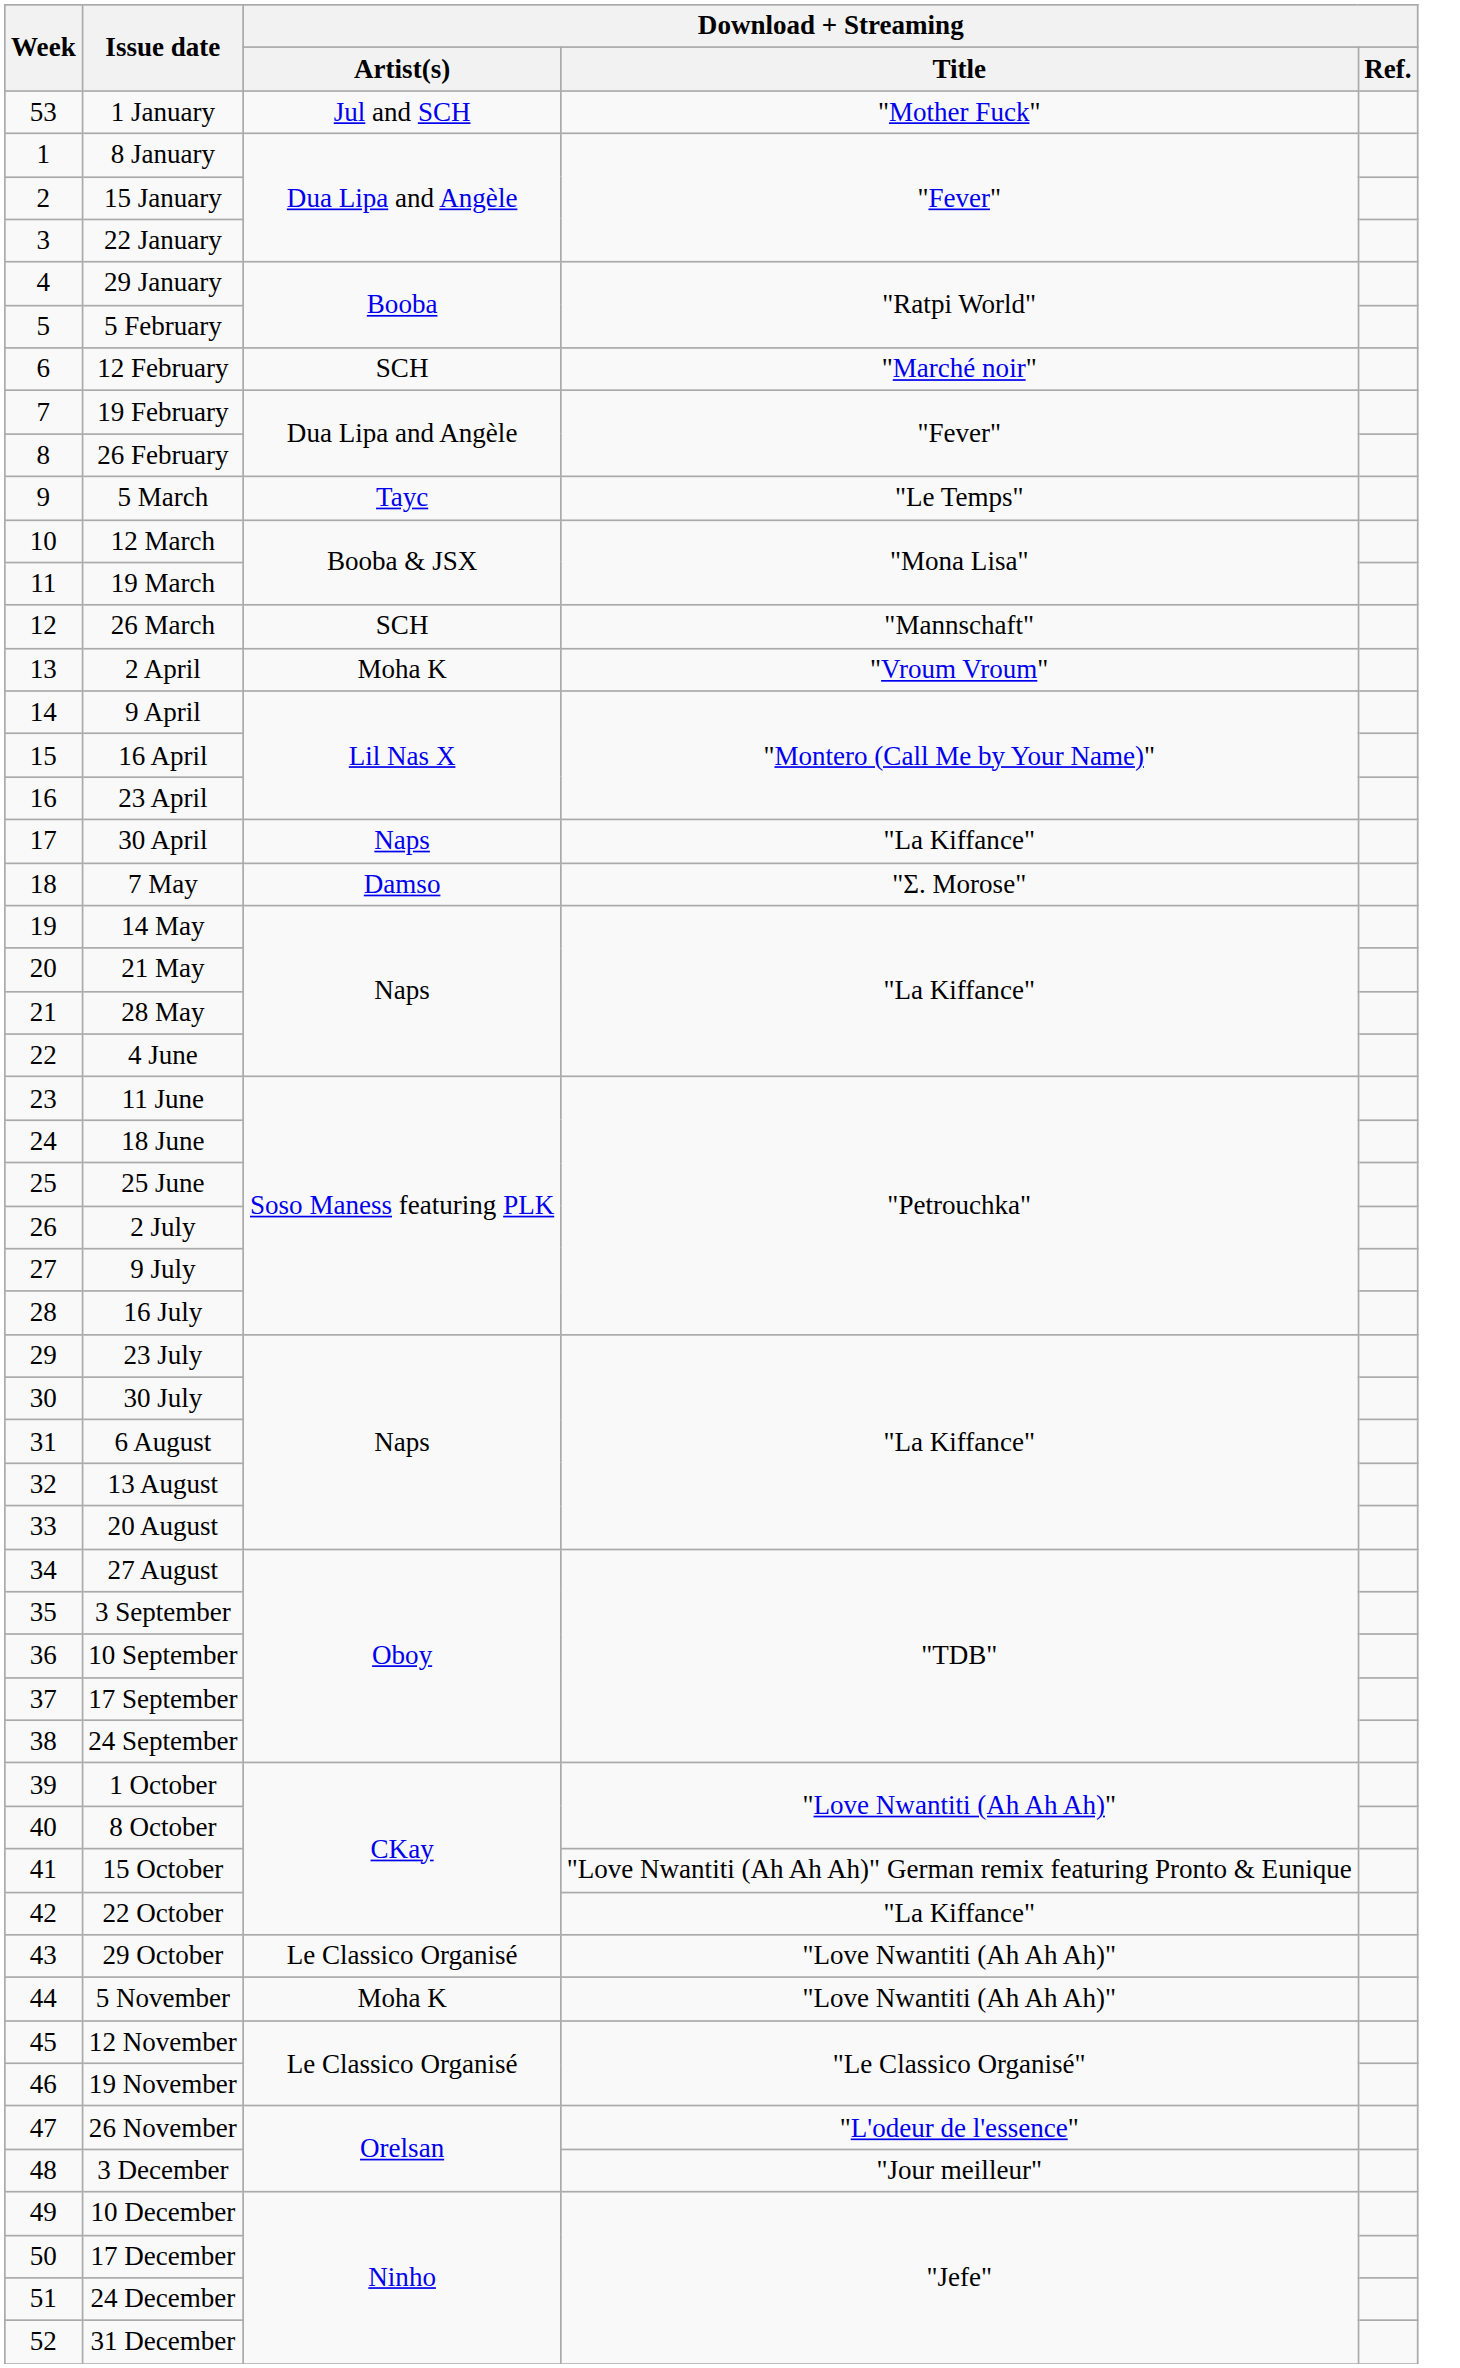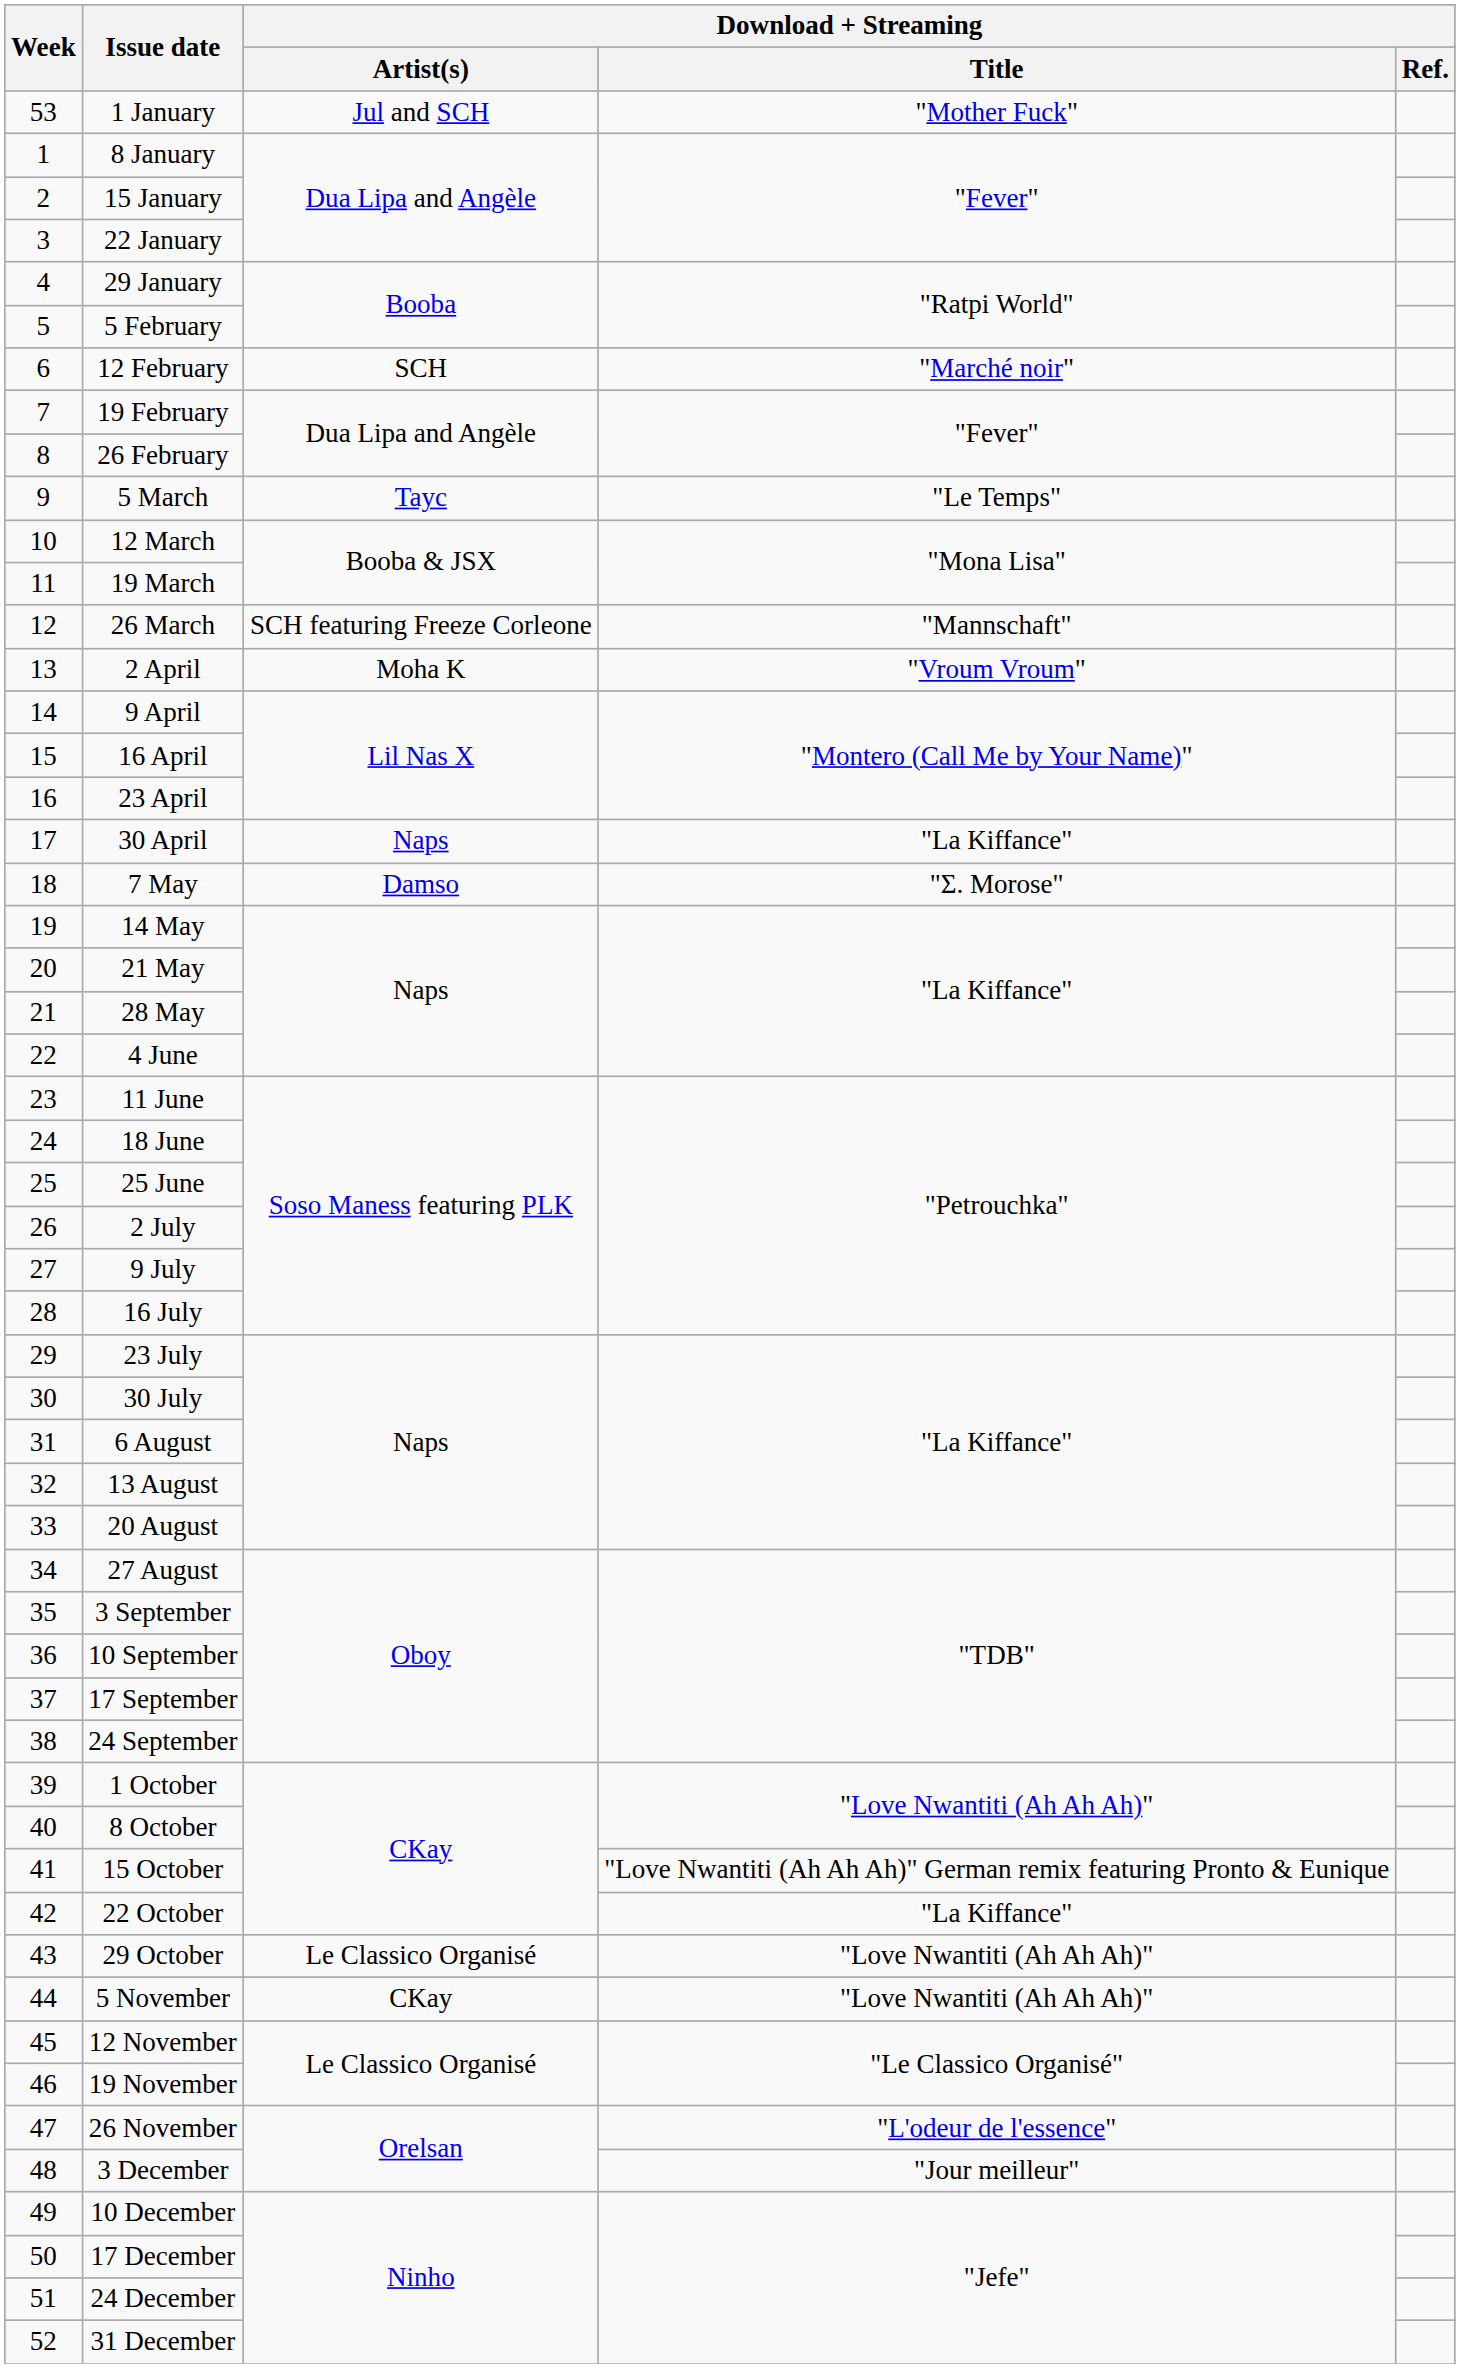(402, 626) SCH -> (421, 626) SCH featuring Freeze Corleone
(402, 1998) Moha K -> (421, 1998) CKay
